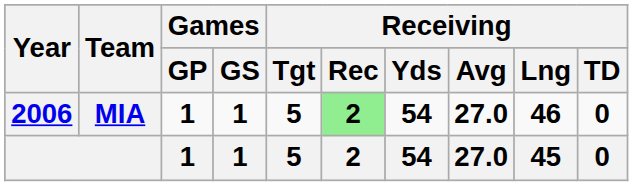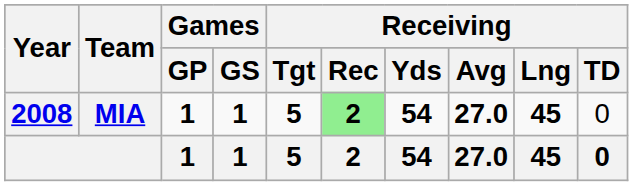(42, 113) 2006 -> (42, 113) 2008
(546, 113) 46 -> (546, 113) 45
(602, 113) bold -> (602, 113) normal
